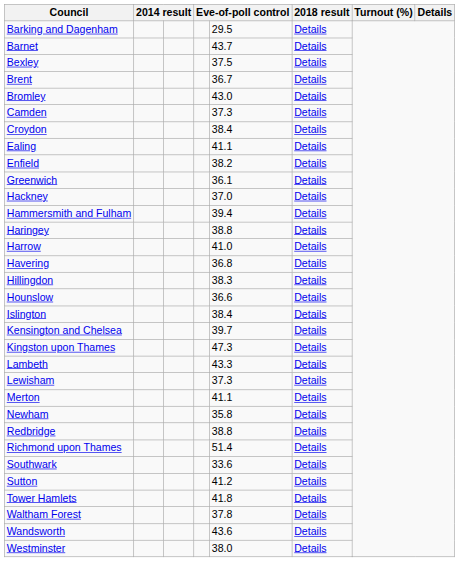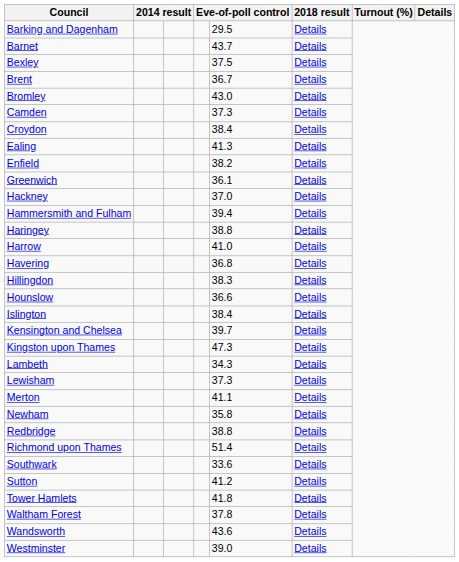(222, 146) 41.1 -> (222, 146) 41.3
(222, 364) 43.3 -> (222, 364) 34.3
(222, 548) 38.0 -> (222, 548) 39.0
